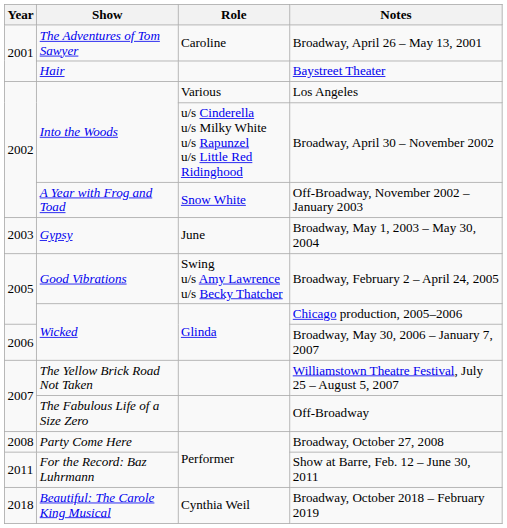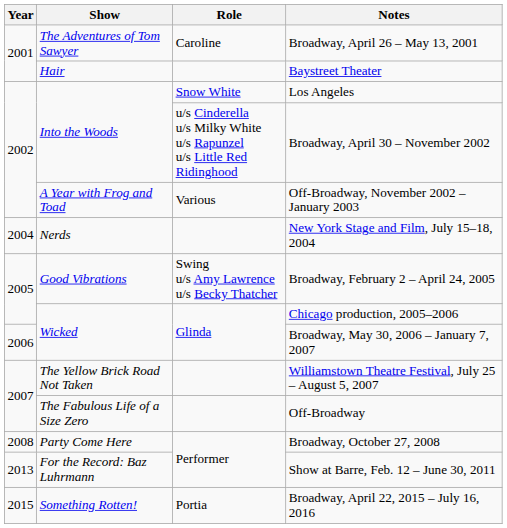(201, 92) Various -> (208, 92) Snow White
(213, 200) Snow White -> (196, 200) Various
- row: (384, 235)
+ row: (391, 235)
(20, 469) 2011 -> (21, 469) 2013
+ row: (384, 505)
- row: (389, 505)
